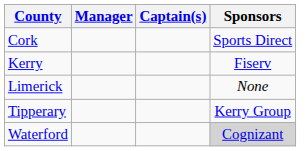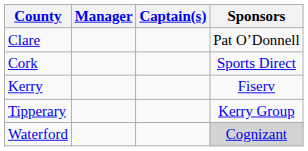+ row: (24, 39)
- row: (35, 87)
